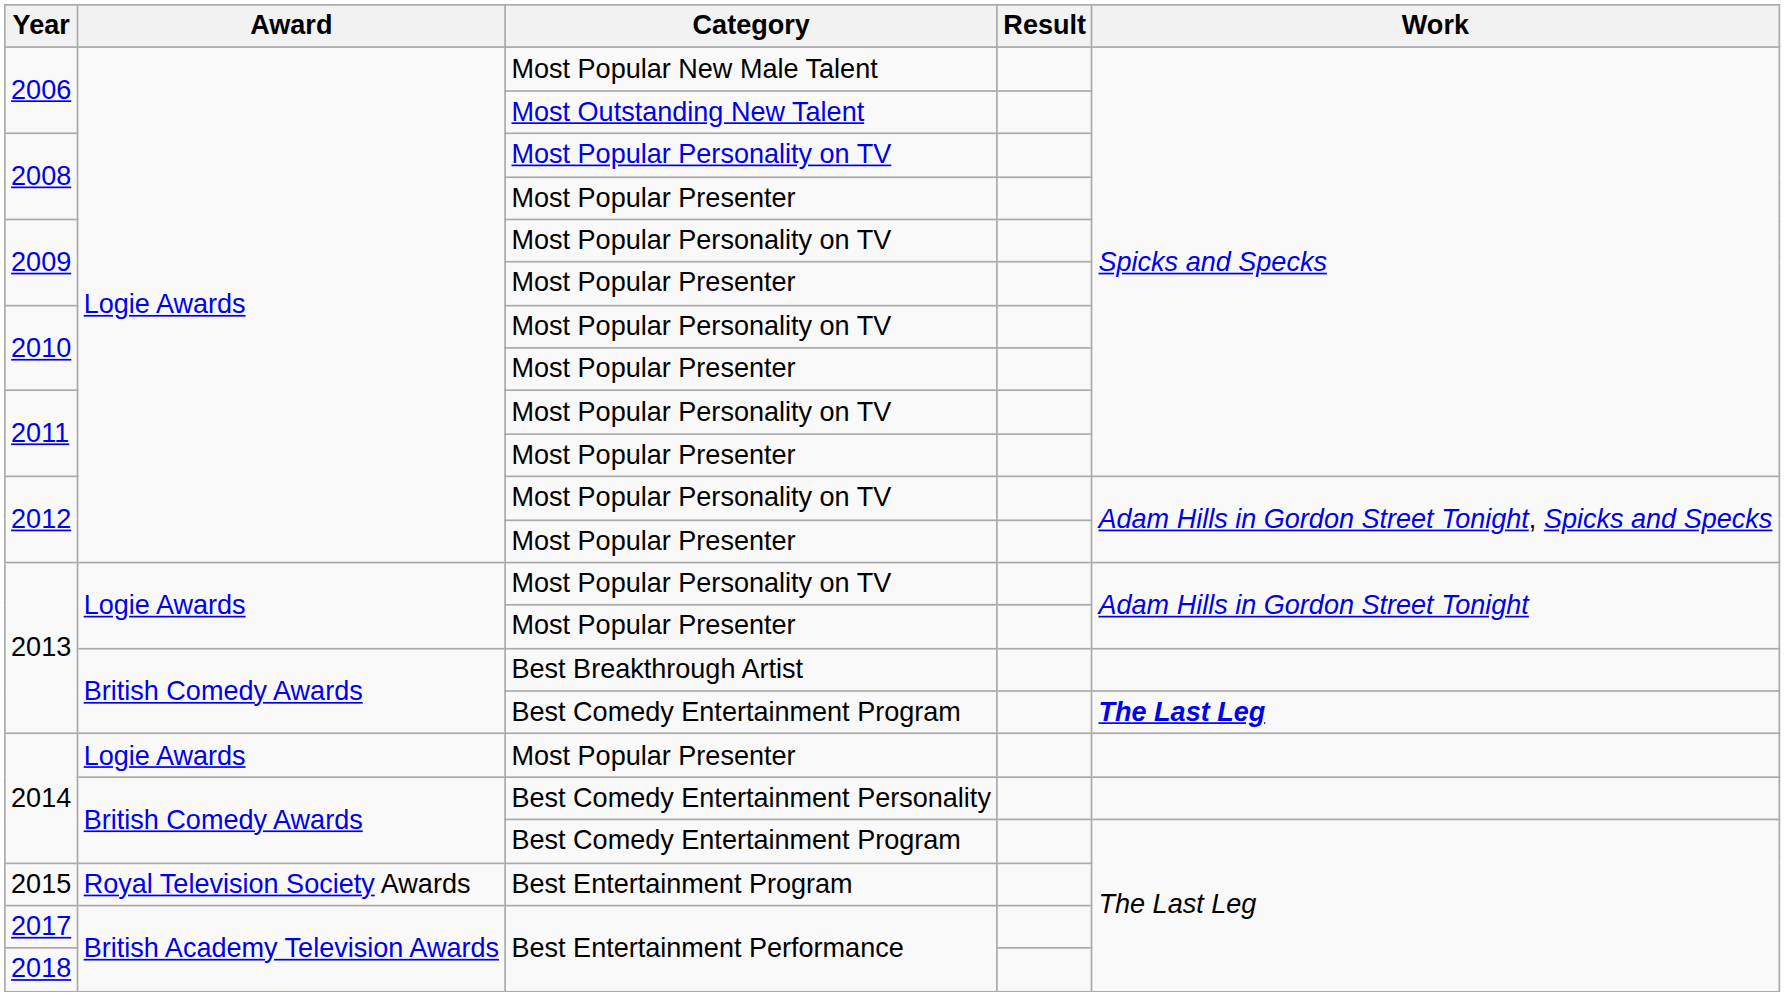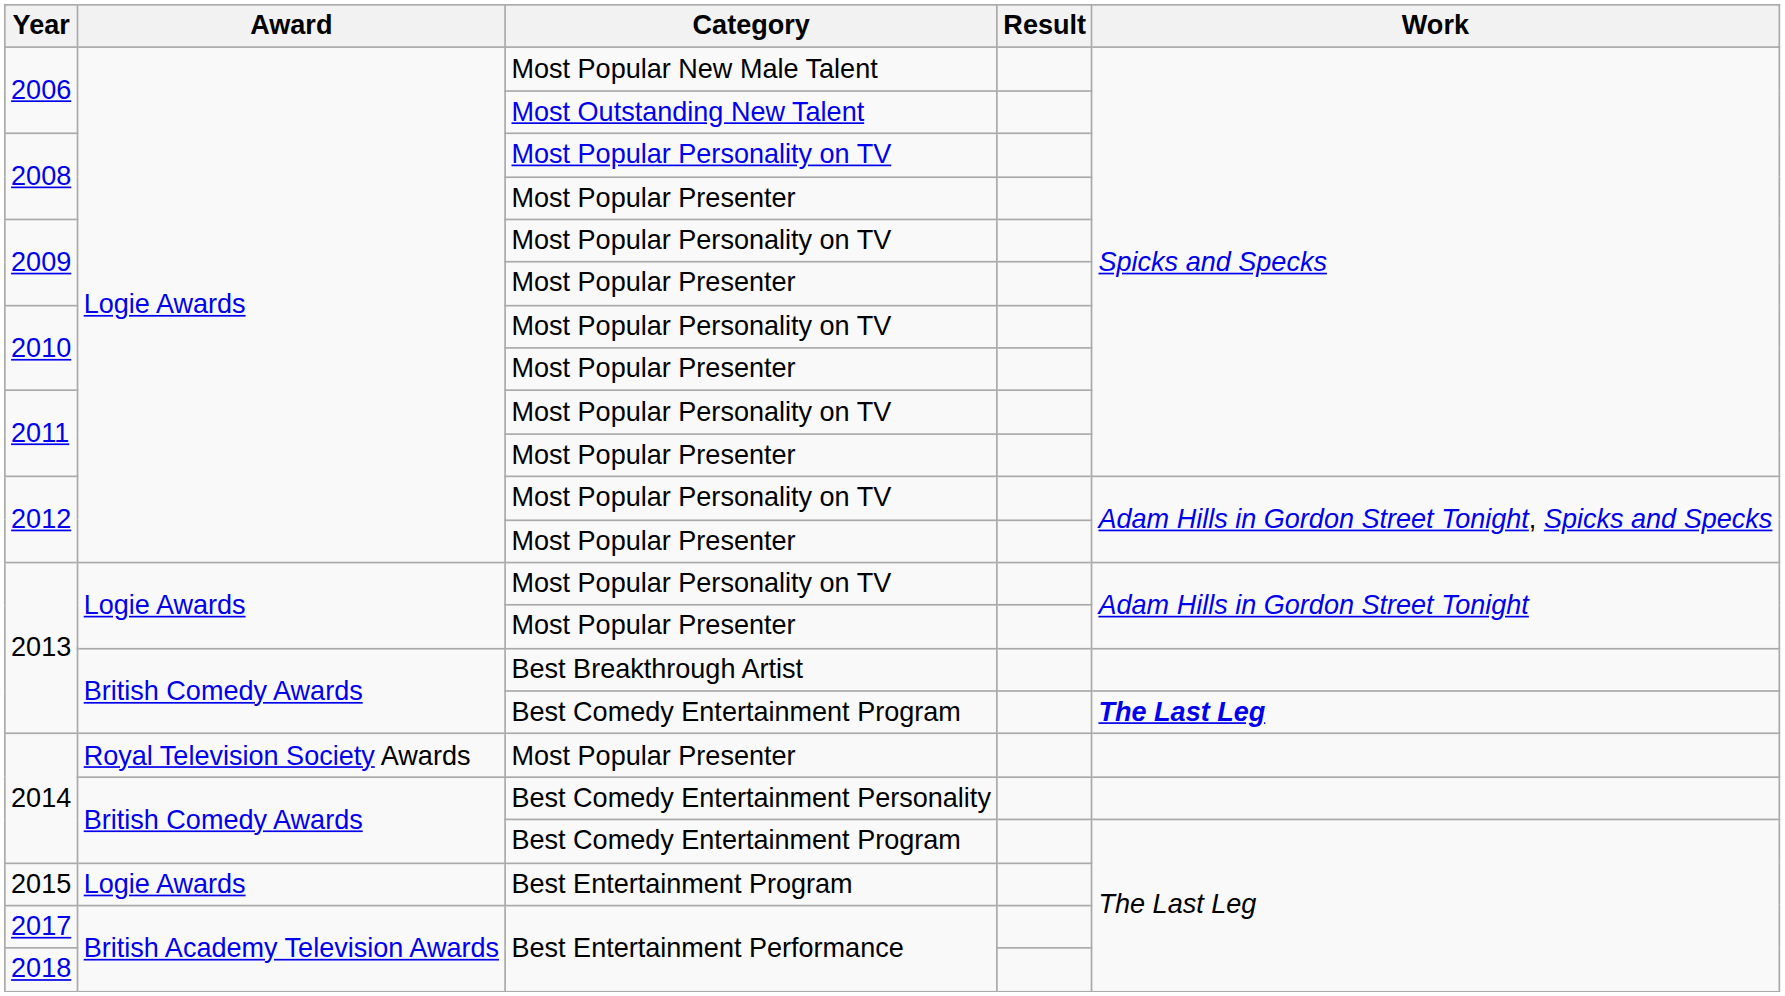(165, 754) Logie Awards -> (277, 754) Royal Television Society Awards
(277, 883) Royal Television Society Awards -> (165, 883) Logie Awards
